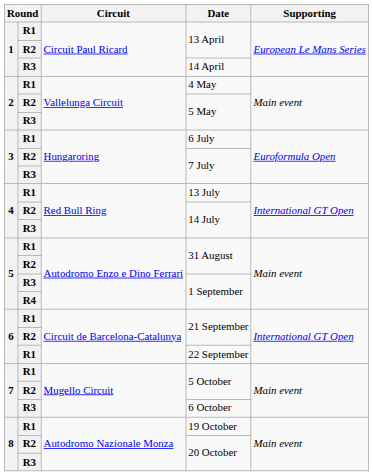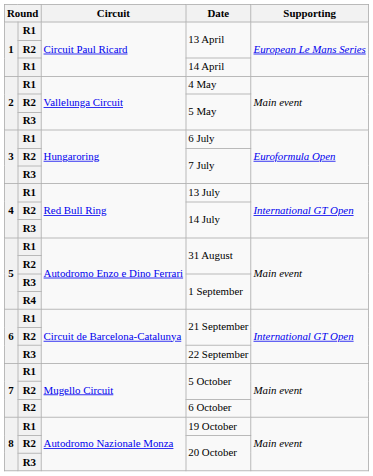(29, 66) R3 -> (29, 66) R1
(29, 354) R1 -> (29, 354) R3
(29, 407) R3 -> (29, 407) R2
